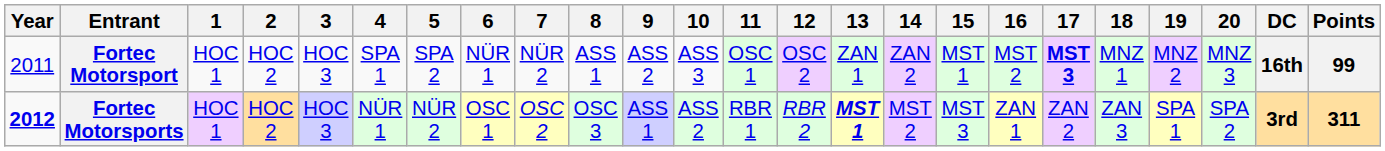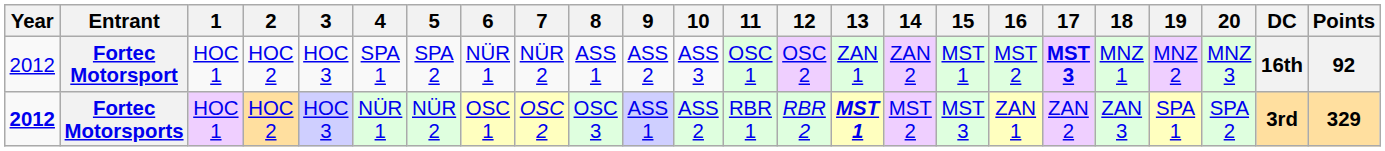(32, 64) 2011 -> (32, 64) 2012
(1344, 64) 99 -> (1344, 64) 92
(1344, 118) 311 -> (1344, 118) 329
